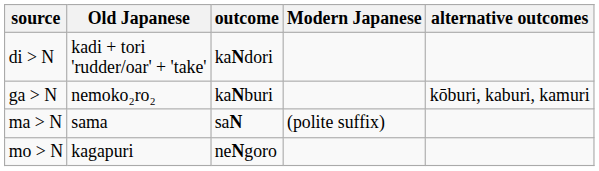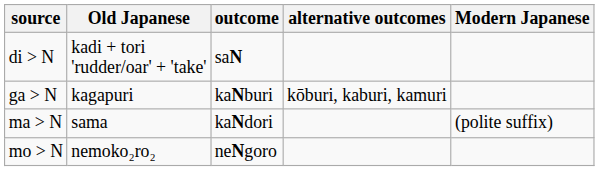columns swapped: (354, 18) <-> (510, 18)
(244, 56) kaNdori -> (229, 56) saN
(113, 94) nemoko₂ro₂ -> (102, 94) kagapuri
(229, 123) saN -> (244, 123) kaNdori
(102, 151) kagapuri -> (113, 151) nemoko₂ro₂
